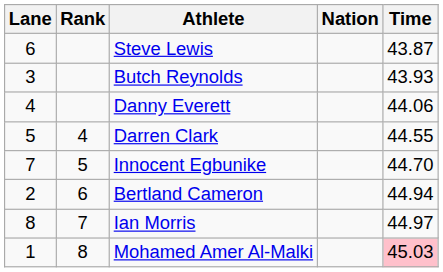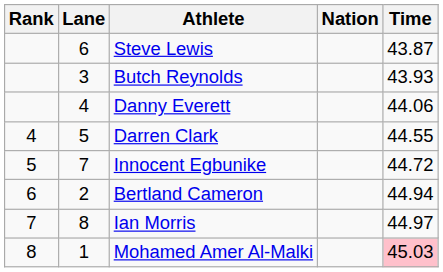columns swapped: (83, 19) <-> (30, 19)
(410, 164) 44.70 -> (410, 164) 44.72
